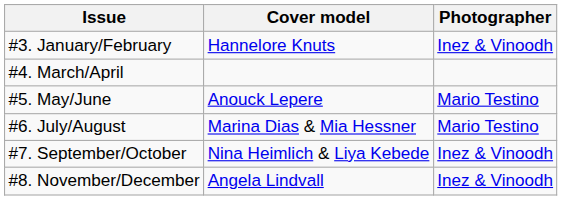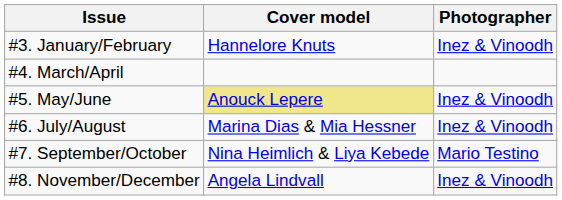(265, 99) no background -> (265, 99) khaki background
(488, 99) Mario Testino -> (495, 99) Inez & Vinoodh
(488, 126) Mario Testino -> (495, 126) Inez & Vinoodh
(495, 153) Inez & Vinoodh -> (488, 153) Mario Testino
